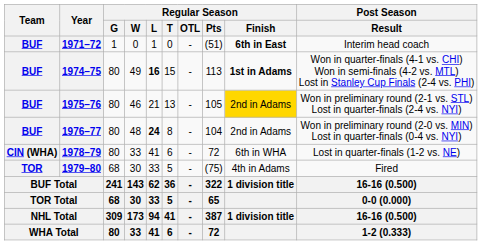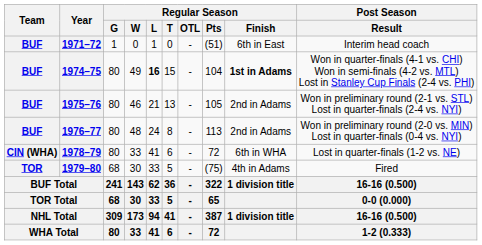(261, 44) bold -> (261, 44) normal
(214, 71) 113 -> (214, 71) 104
(261, 104) gold background -> (261, 104) no background
(154, 131) bold -> (154, 131) normal
(214, 131) 104 -> (214, 131) 113
